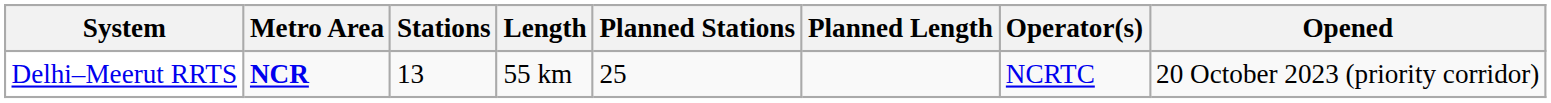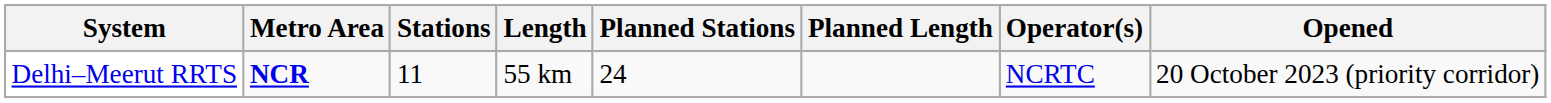(411, 74) 13 -> (410, 74) 11
(613, 74) 25 -> (613, 74) 24
